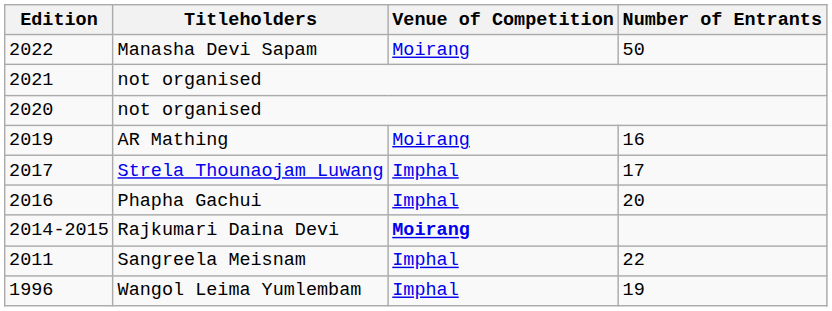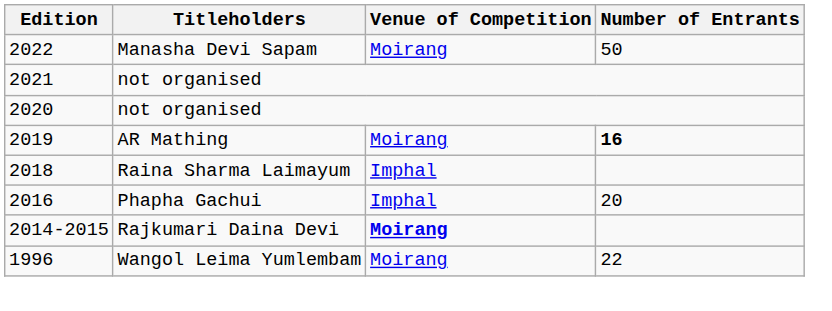(634, 140) normal -> (612, 140) bold
+ row: (31, 170)
- row: (31, 170)
- row: (31, 260)
(425, 291) Imphal -> (409, 260) Moirang
(634, 291) 19 -> (612, 260) 22
